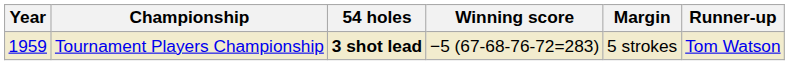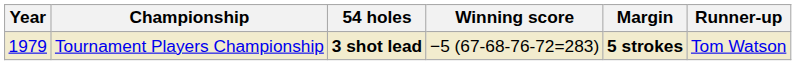(28, 45) 1959 -> (28, 45) 1979
(642, 45) normal -> (645, 45) bold
